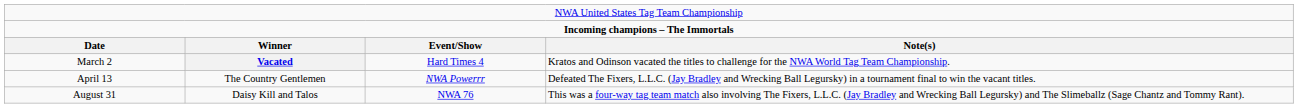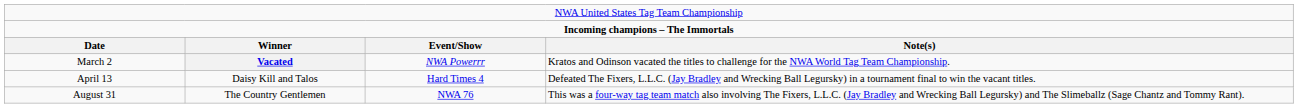(455, 62) Hard Times 4 -> (455, 62) NWA Powerrr
(275, 78) The Country Gentlemen -> (275, 78) Daisy Kill and Talos
(455, 78) NWA Powerrr -> (455, 78) Hard Times 4
(275, 95) Daisy Kill and Talos -> (275, 95) The Country Gentlemen
